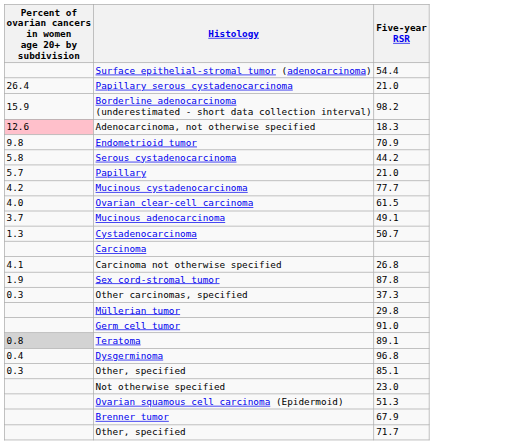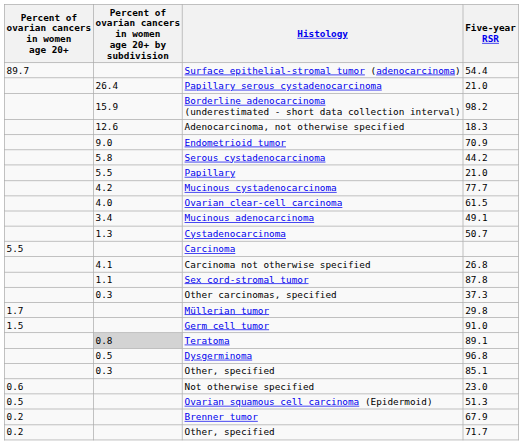+ column: (49, 34)
(18, 127) pink background -> (107, 127) no background
(15, 142) 9.8 -> (104, 142) 9.0
(15, 173) 5.7 -> (104, 173) 5.5
(15, 219) 3.7 -> (104, 219) 3.4
(15, 280) 1.9 -> (104, 280) 1.1
(15, 356) 0.4 -> (104, 356) 0.5
